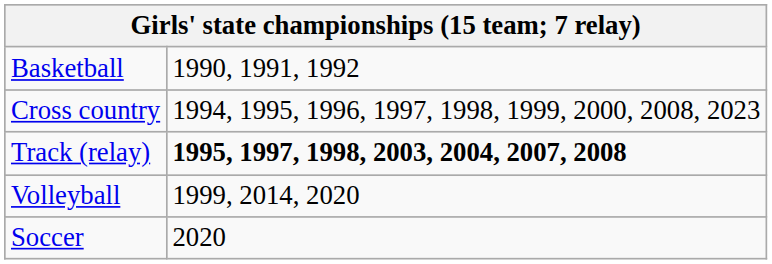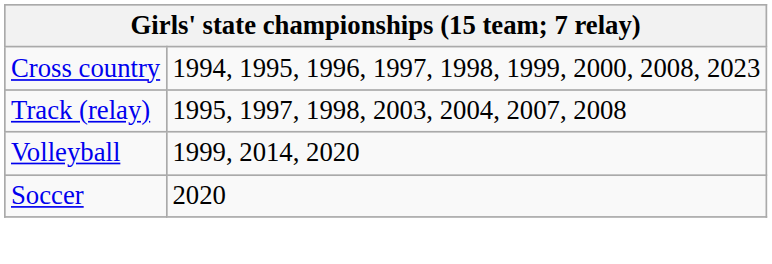- row: (67, 68)
(400, 152) bold -> (400, 110) normal
